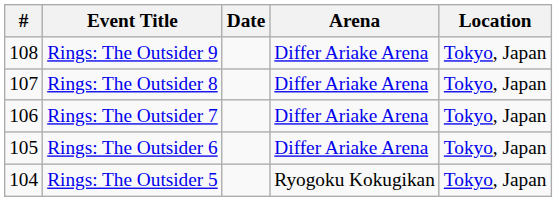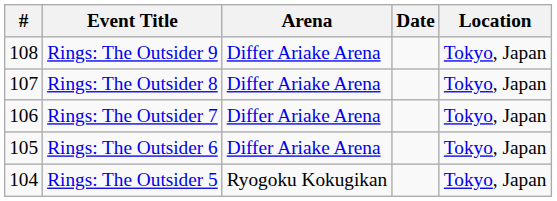columns swapped: (246, 20) <-> (355, 20)
